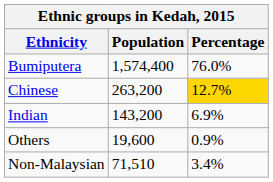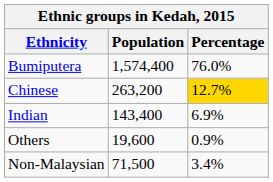(137, 115) 143,200 -> (137, 115) 143,400
(133, 164) 71,510 -> (133, 164) 71,500
